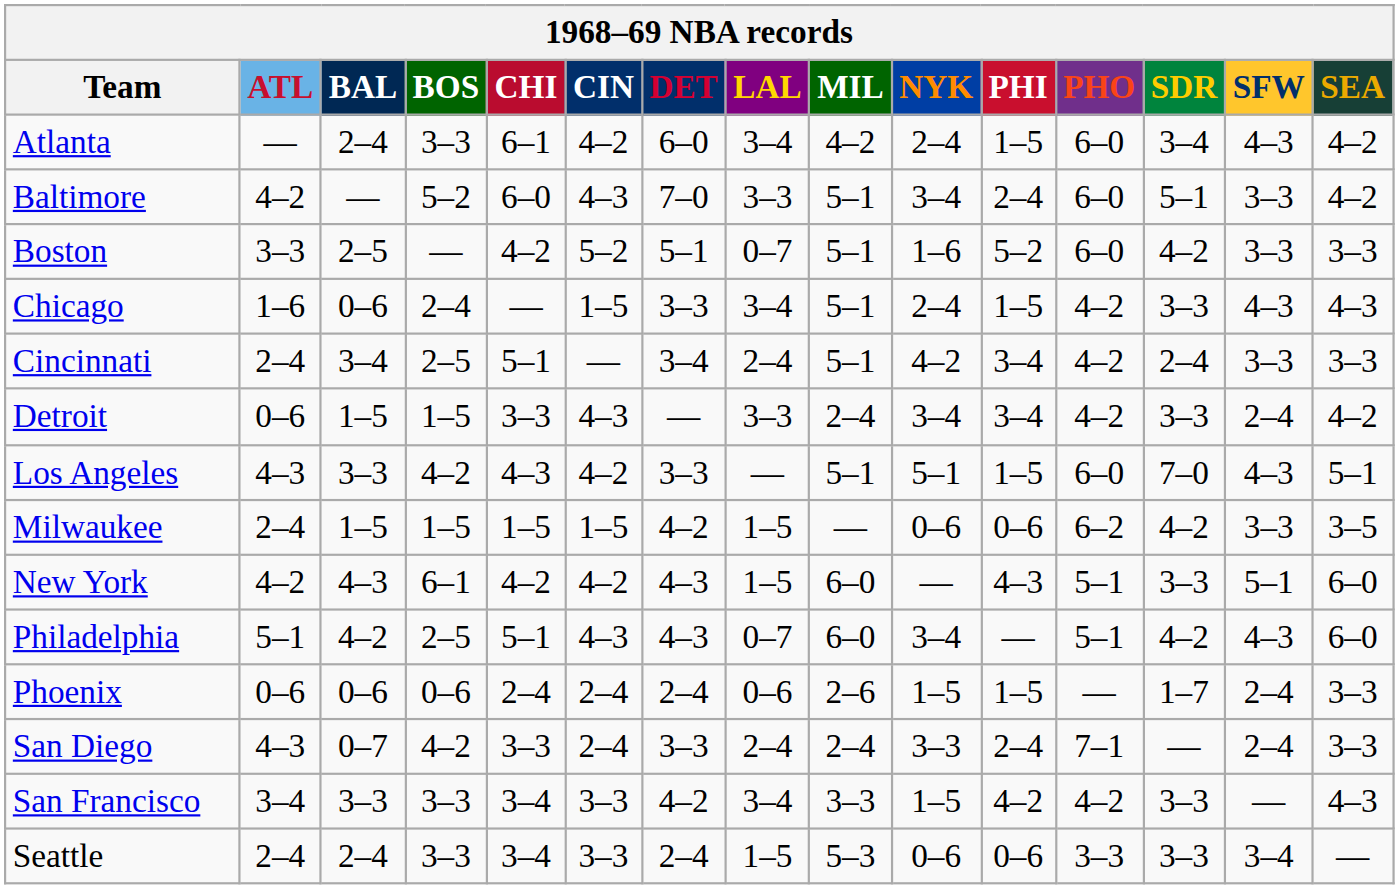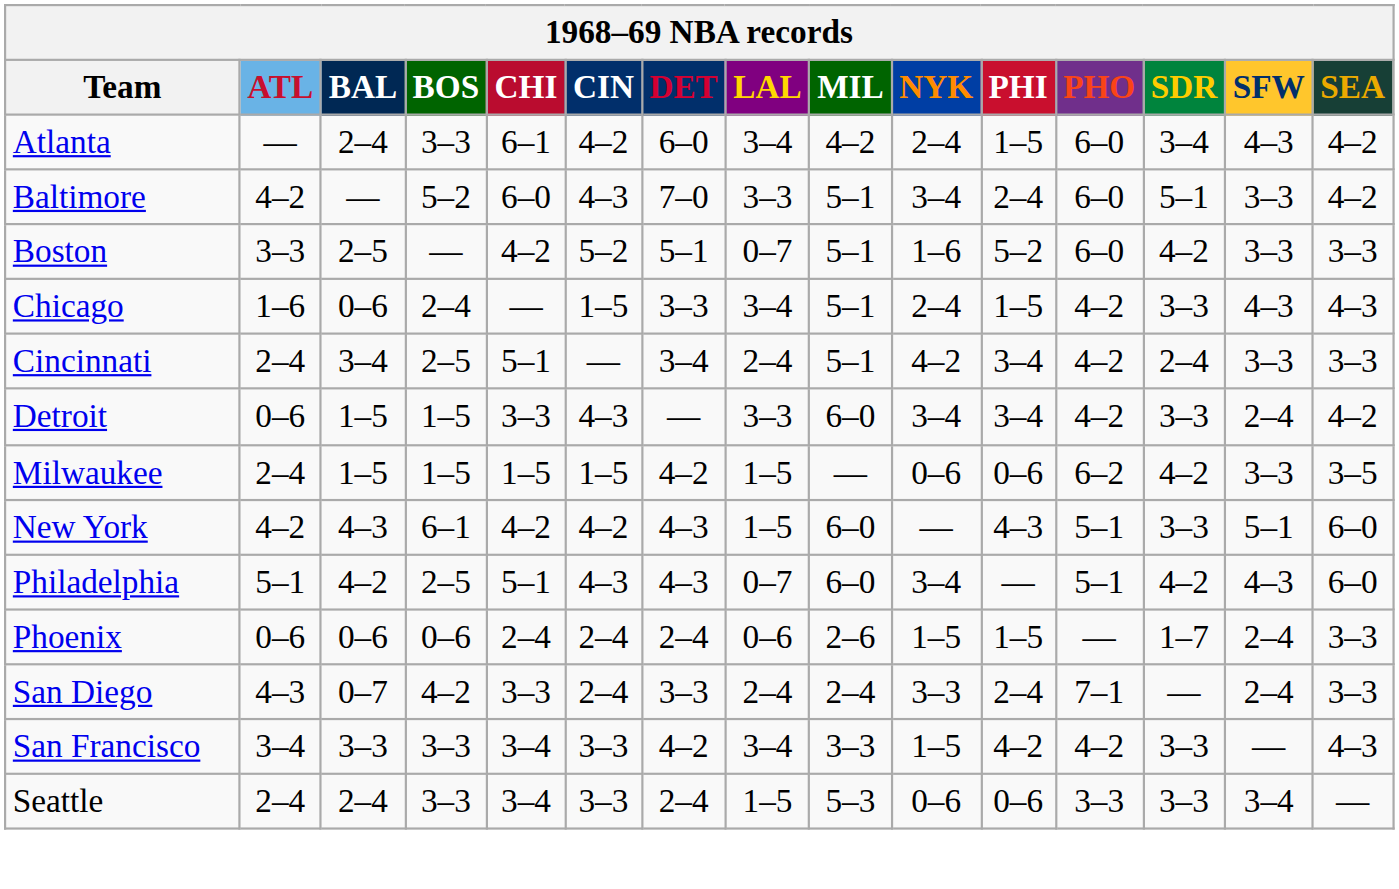(850, 416) 2–4 -> (850, 416) 6–0
- row: (96, 471)
